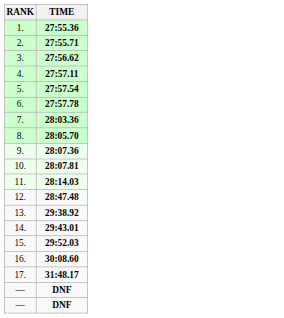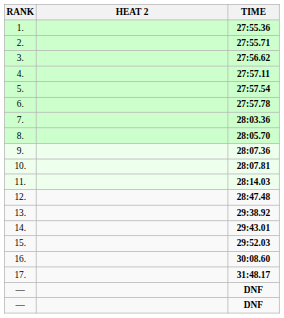+ column: (132, 12)
